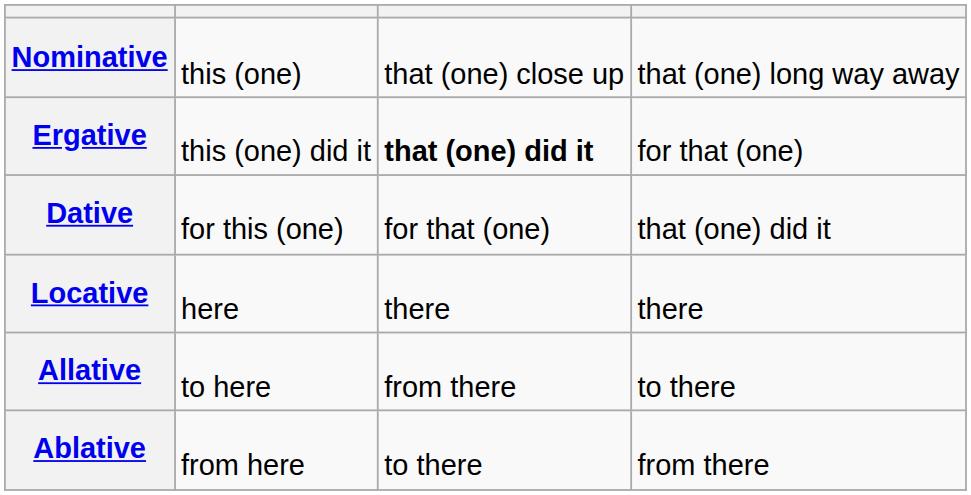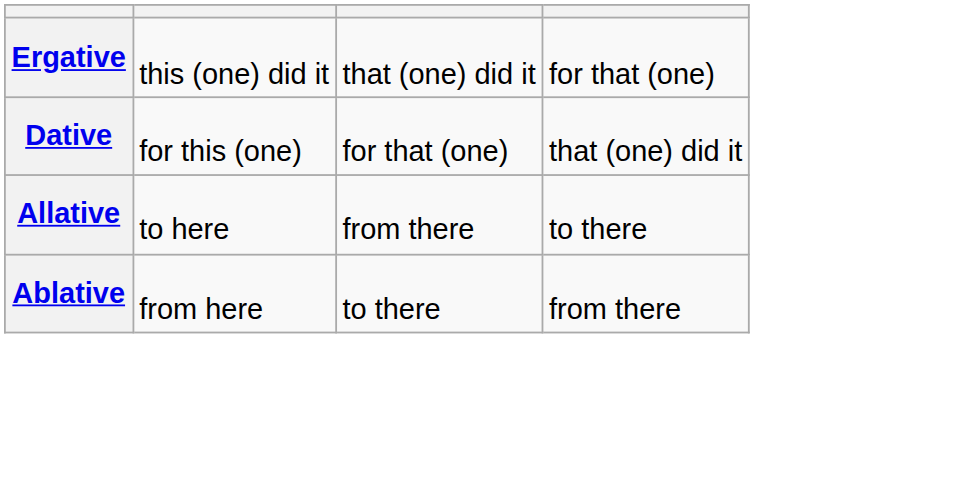- row: (90, 57)
(489, 151) bold -> (439, 73) normal
- row: (90, 292)
